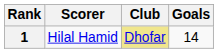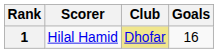(191, 37) 14 -> (191, 37) 16
